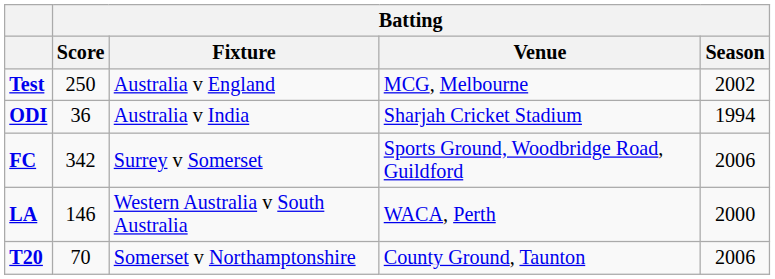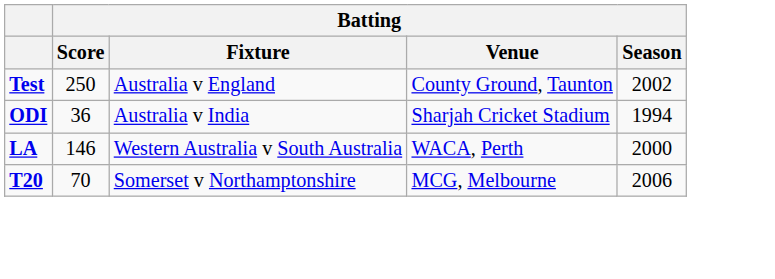(456, 84) MCG, Melbourne -> (512, 84) County Ground, Taunton
- row: (23, 159)
(484, 257) County Ground, Taunton -> (484, 180) MCG, Melbourne
